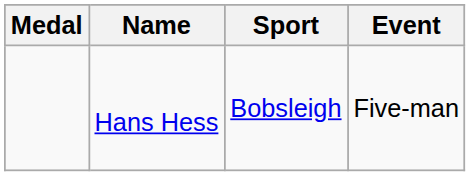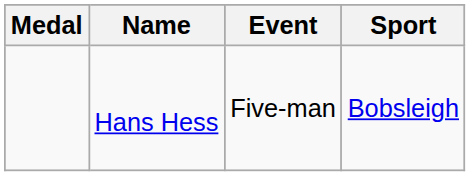columns swapped: (286, 25) <-> (406, 25)
